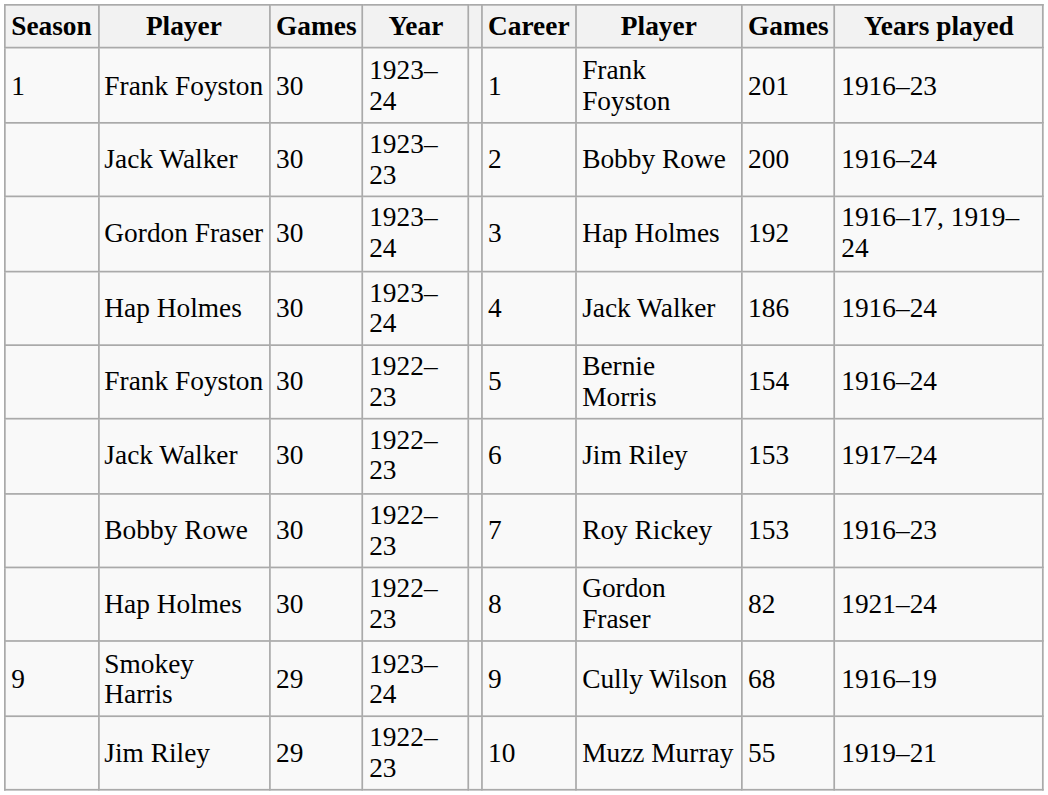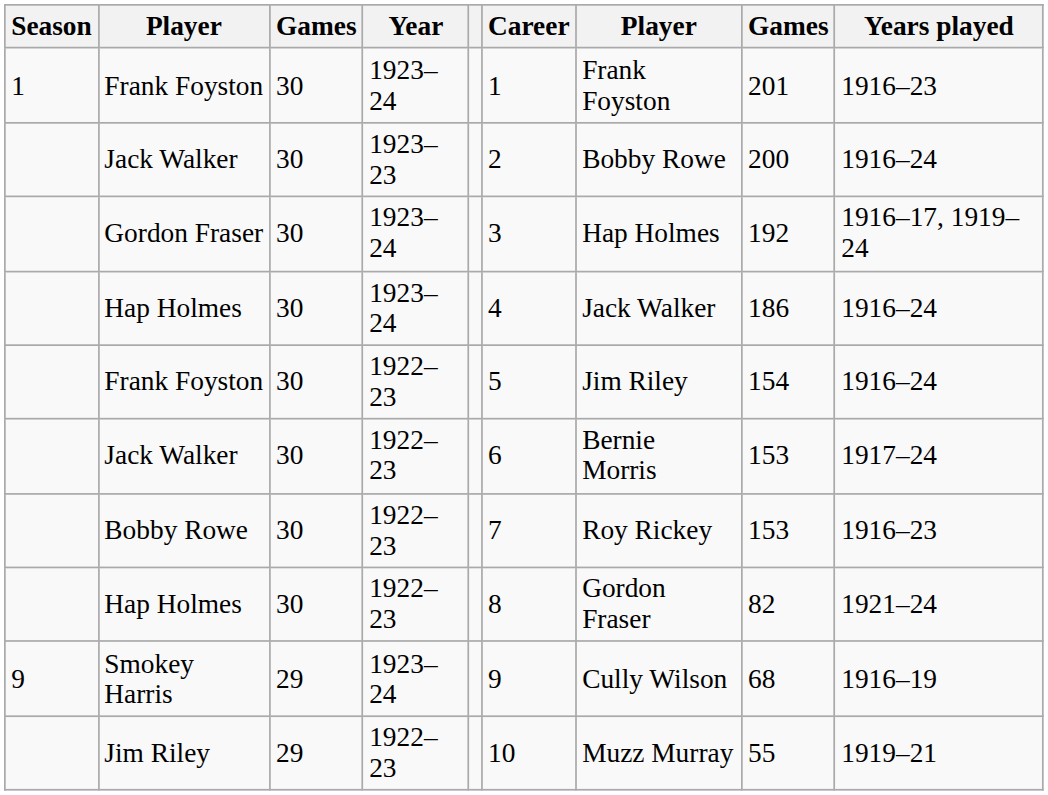(619, 381) Bernie Morris -> (635, 381) Jim Riley
(635, 455) Jim Riley -> (619, 455) Bernie Morris
